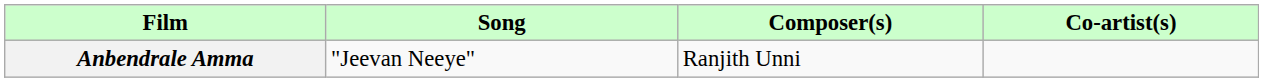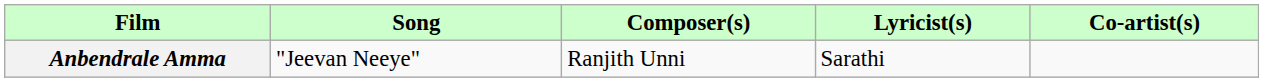+ column: (923, 22)
